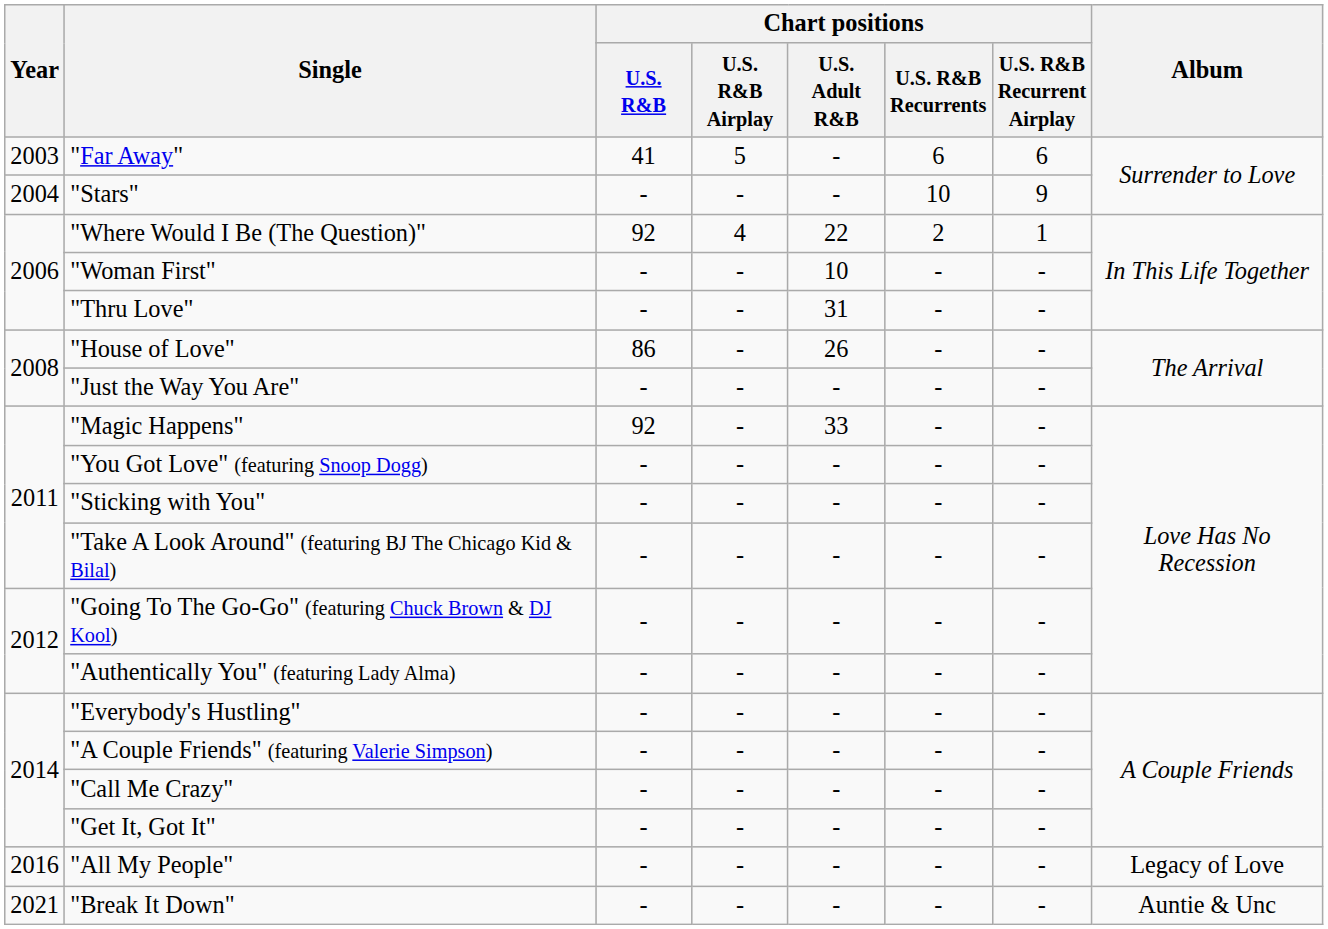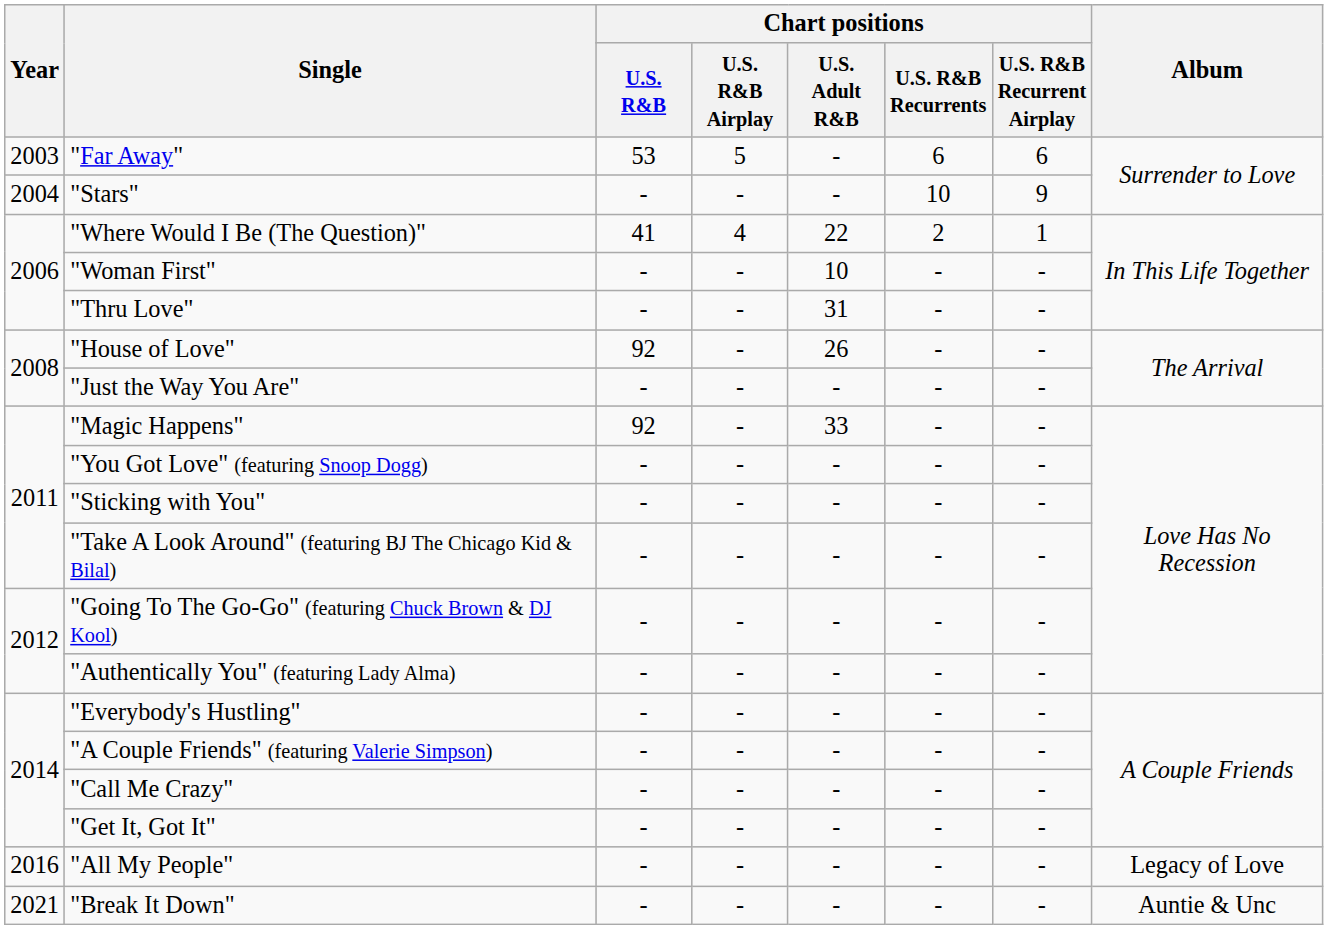(644, 155) 41 -> (644, 155) 53
(644, 232) 92 -> (644, 232) 41
(644, 348) 86 -> (644, 348) 92
